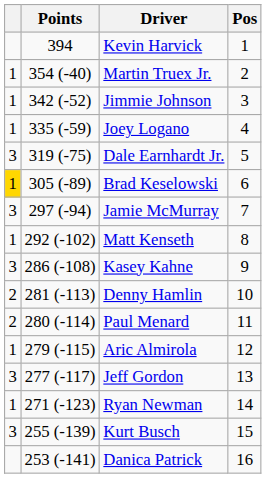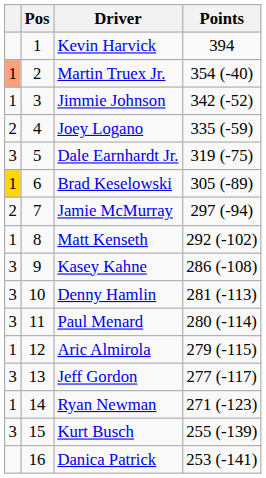columns swapped: (245, 18) <-> (60, 18)
(13, 73) no background -> (13, 73) lightsalmon background
(13, 128) 1 -> (13, 128) 2
(13, 211) 3 -> (13, 211) 2
(13, 294) 2 -> (13, 294) 3
(13, 321) 2 -> (13, 321) 3
